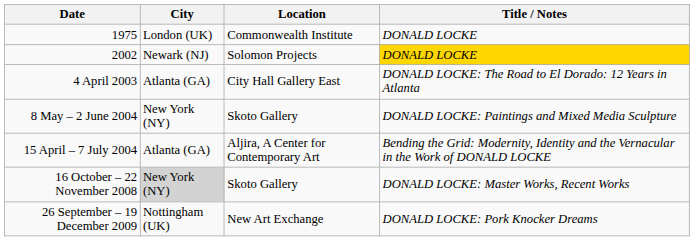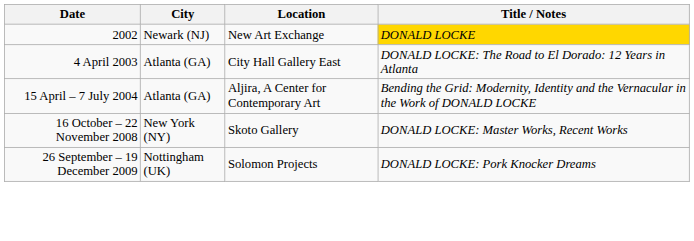- row: (124, 34)
(272, 54) Solomon Projects -> (276, 34) New Art Exchange
- row: (84, 116)
(169, 184) lightgrey background -> (169, 130) no background
(275, 218) New Art Exchange -> (273, 164) Solomon Projects
